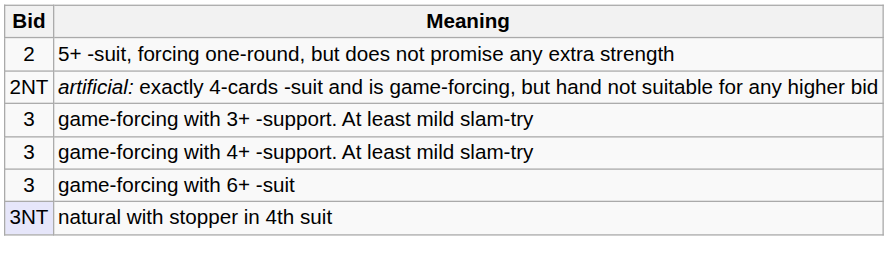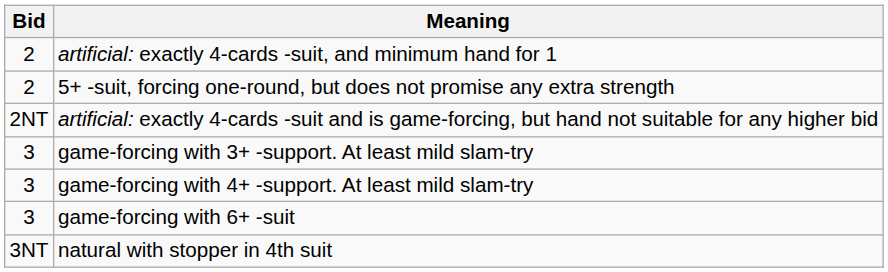+ row: (307, 54)
(29, 217) lavender background -> (29, 250) no background
